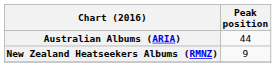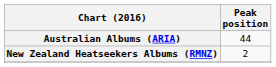(245, 54) 9 -> (245, 54) 2
